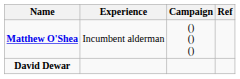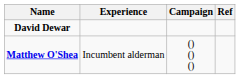rows swapped: (42, 39) <-> (42, 66)
